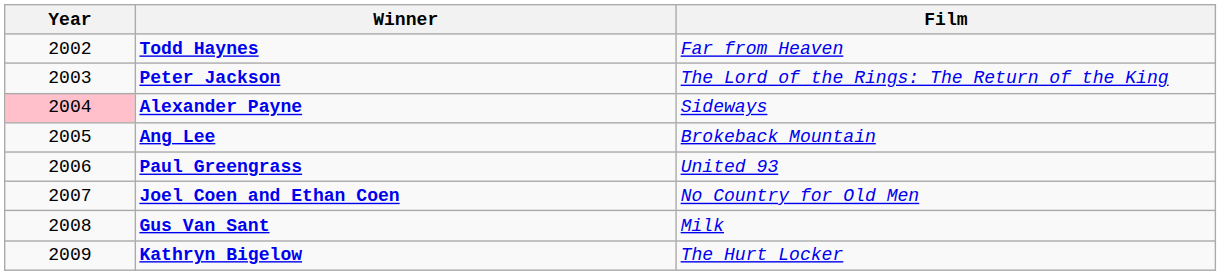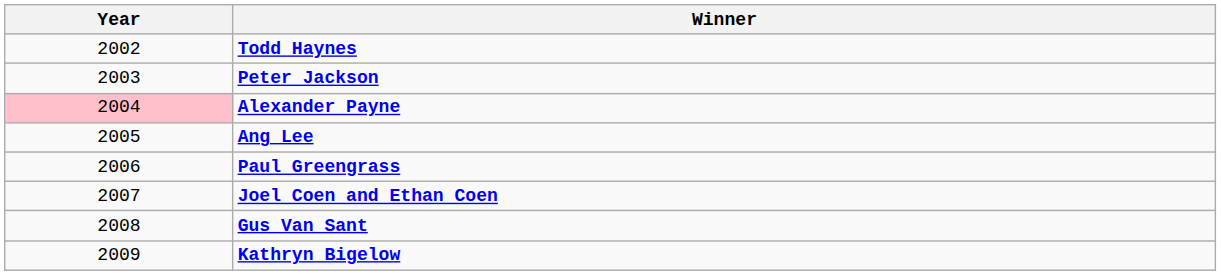- column: (946, 19)
